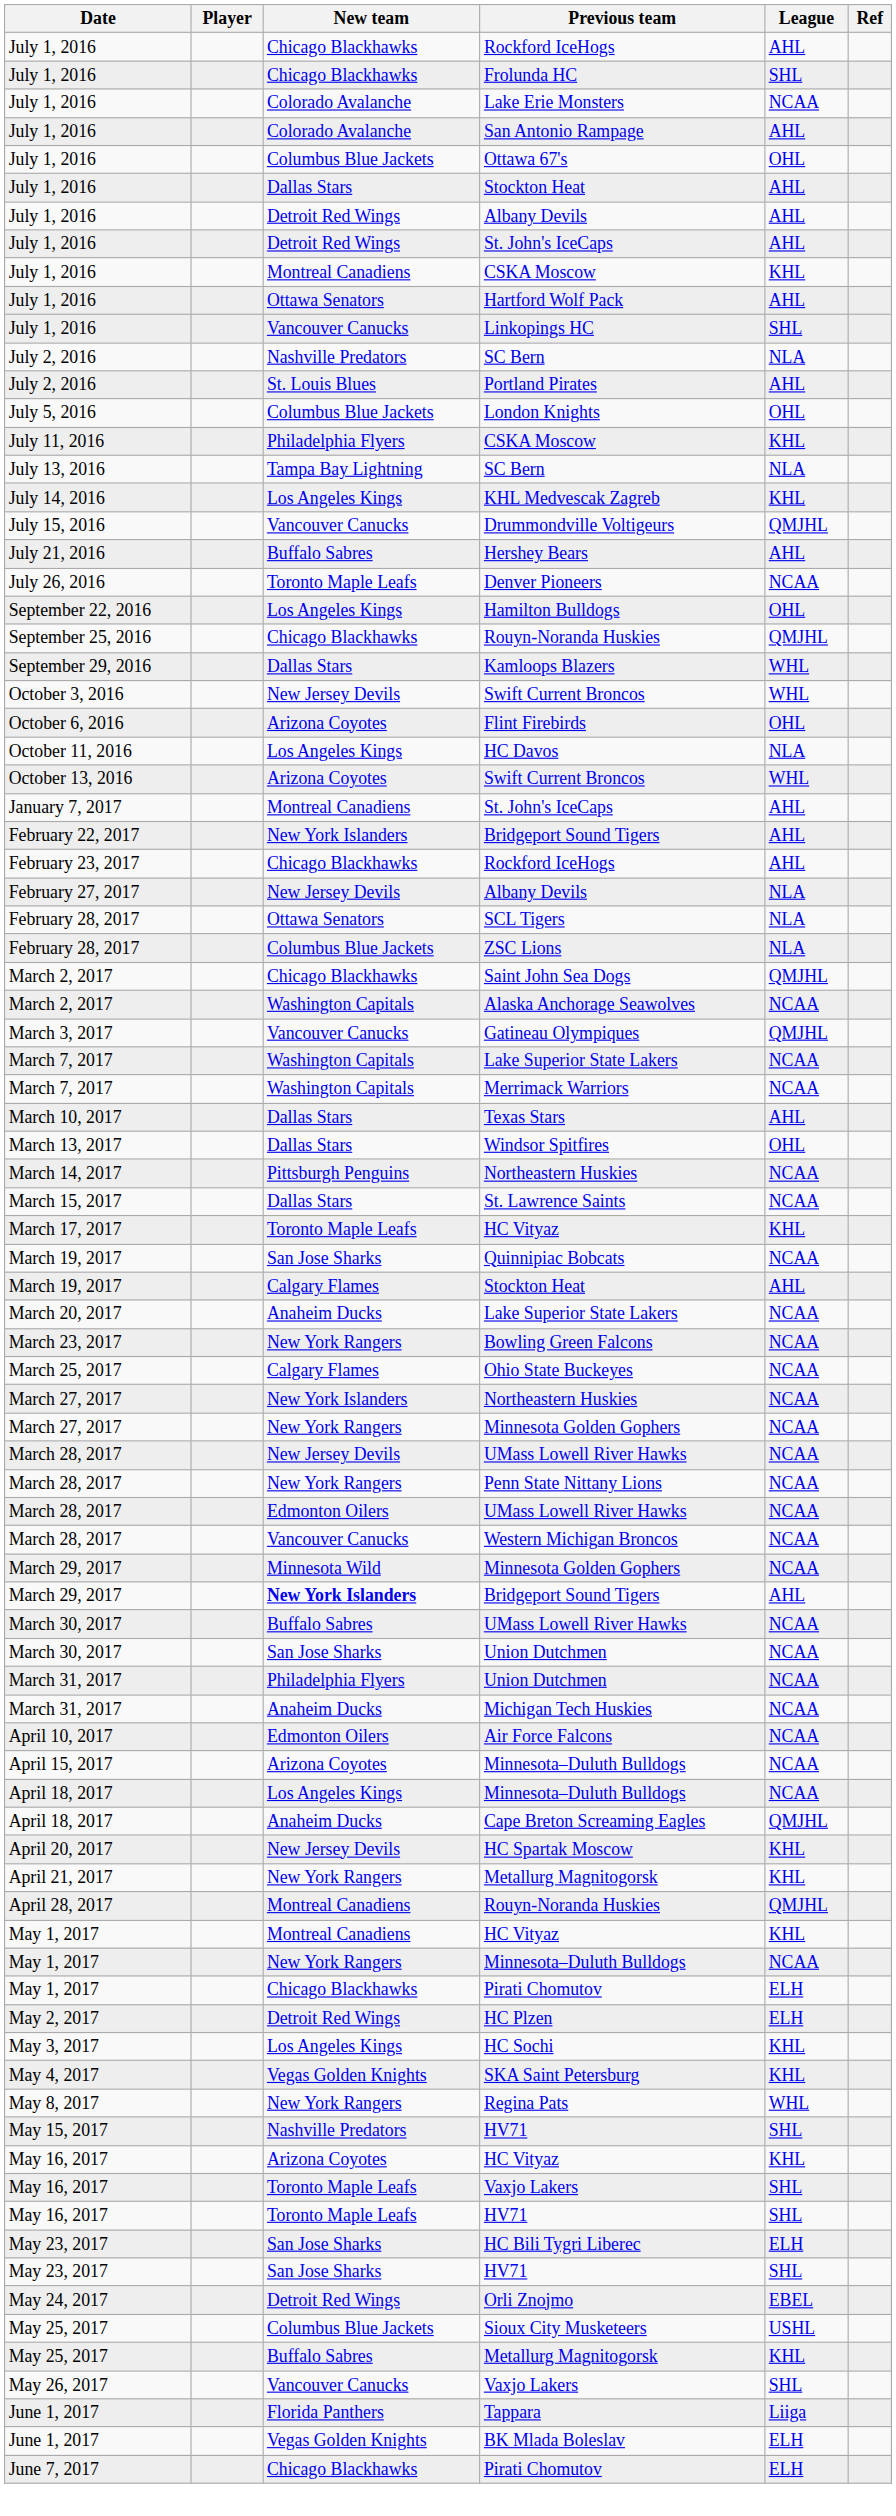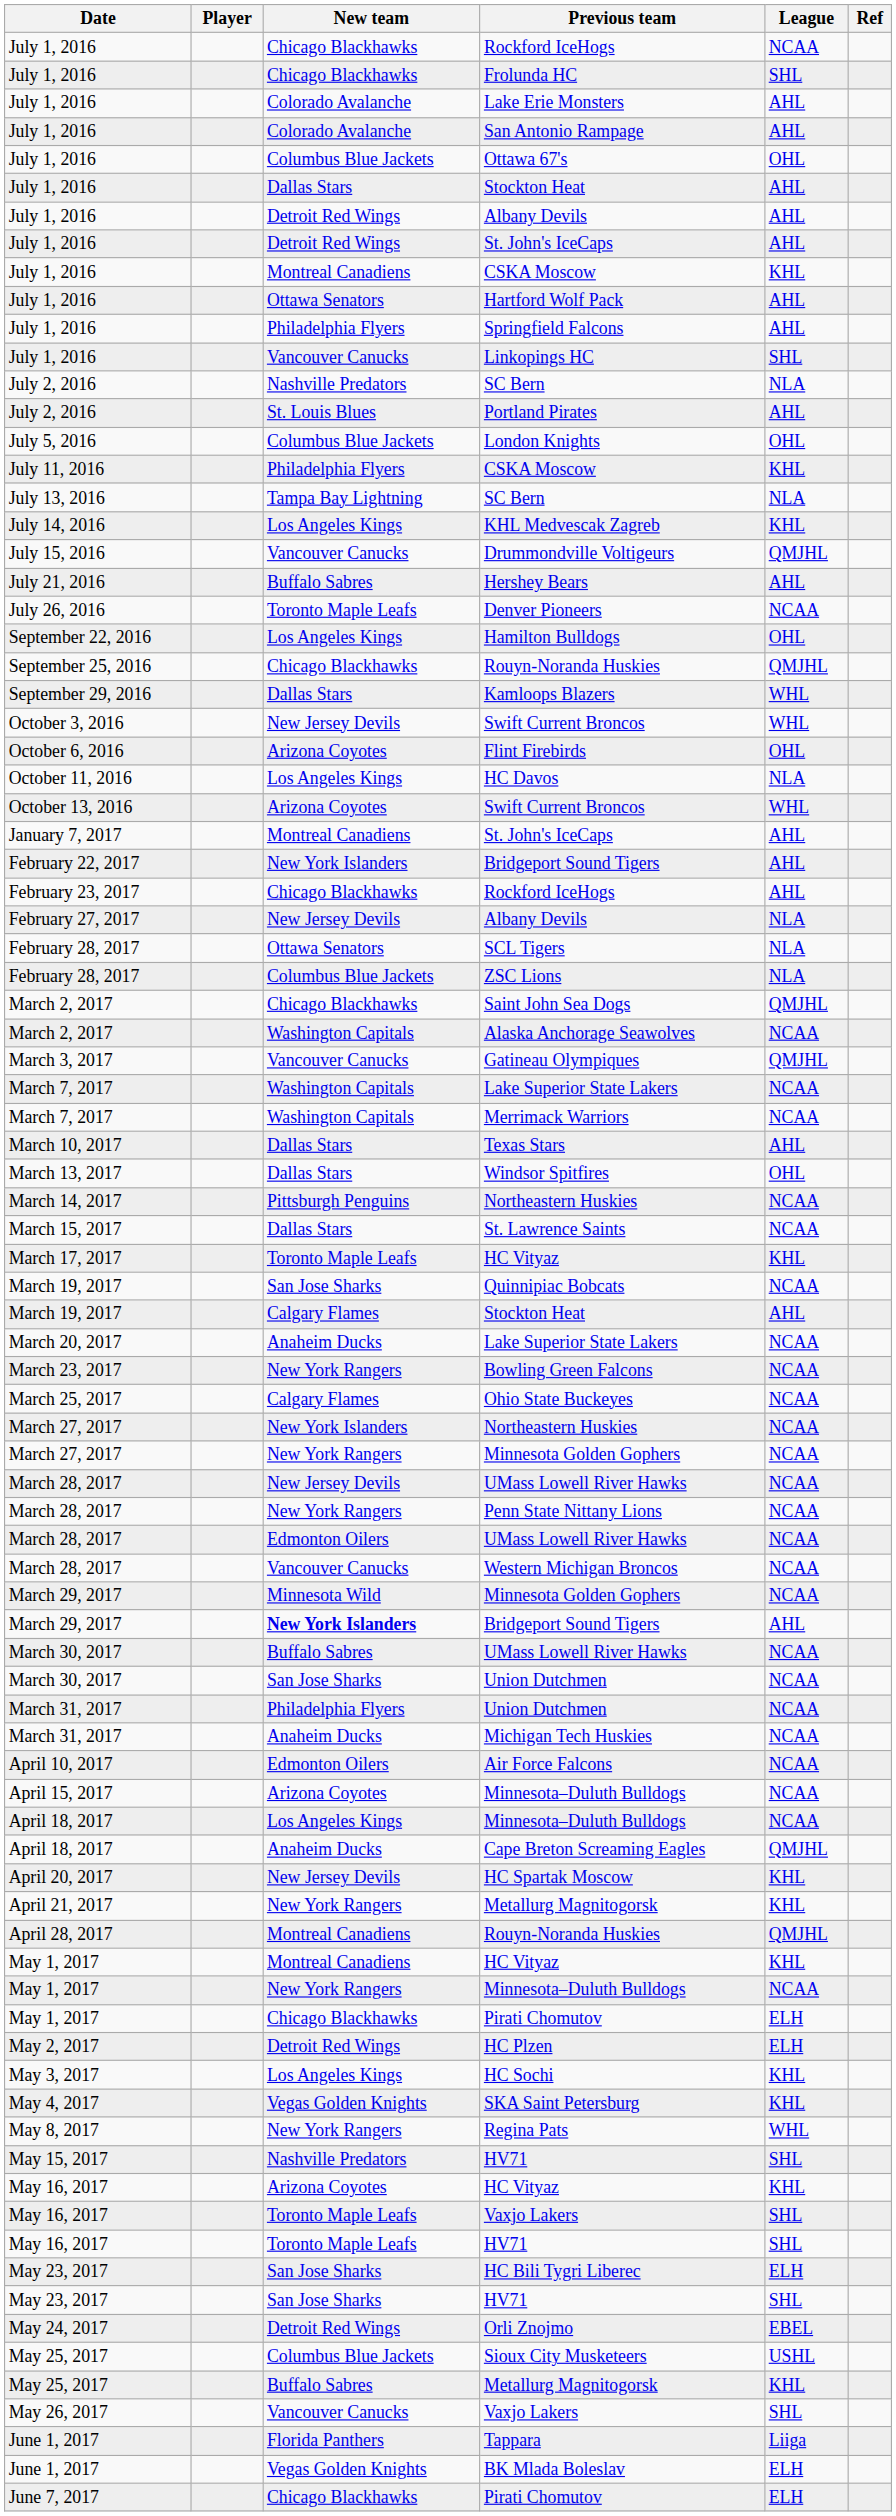(787, 46) AHL -> (794, 46) NCAA
(794, 103) NCAA -> (787, 103) AHL
+ row: (52, 328)
